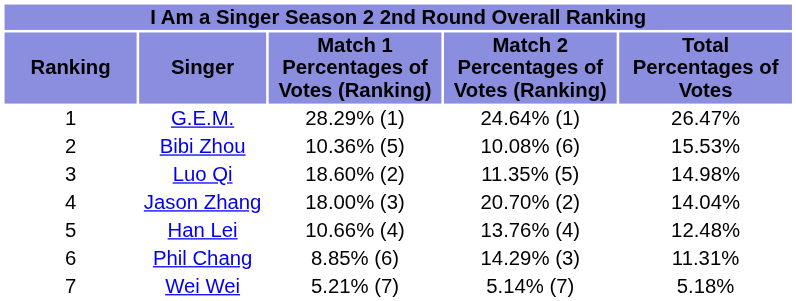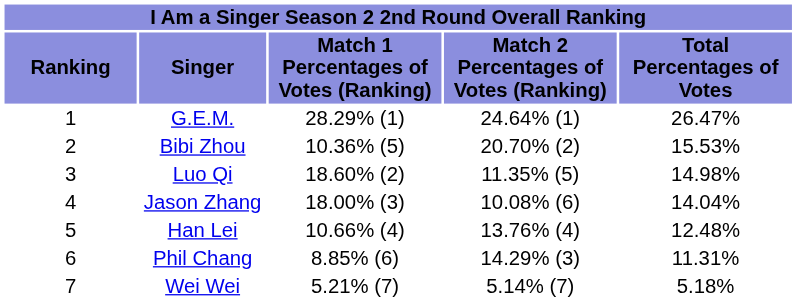(530, 146) 10.08% (6) -> (530, 146) 20.70% (2)
(530, 202) 20.70% (2) -> (530, 202) 10.08% (6)
